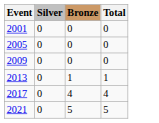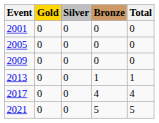+ column: (48, 12)
